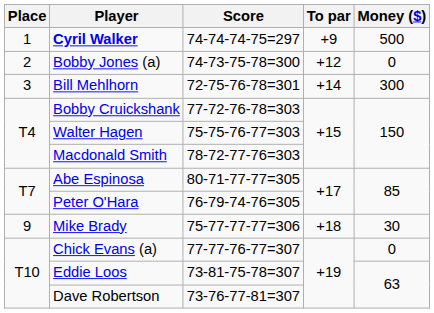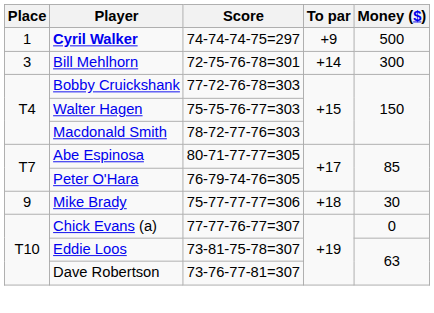- row: (107, 62)
